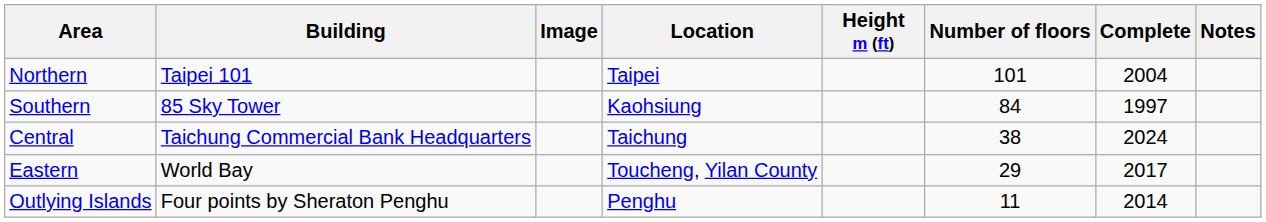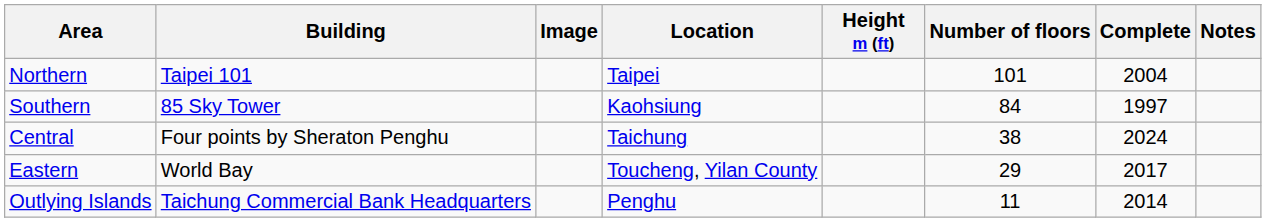(346, 138) Taichung Commercial Bank Headquarters -> (305, 138) Four points by Sheraton Penghu
(305, 201) Four points by Sheraton Penghu -> (346, 201) Taichung Commercial Bank Headquarters
